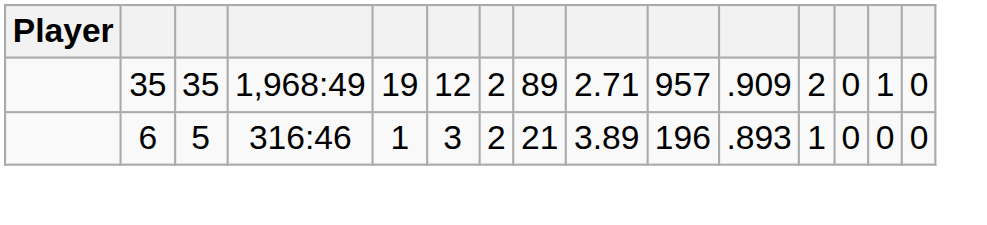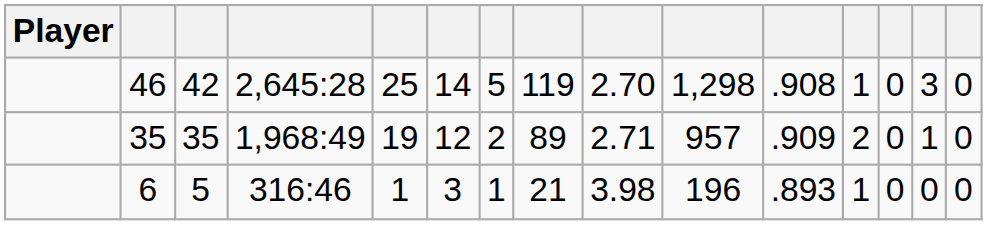+ row: (148, 84)
(496, 137) 2 -> (496, 191) 1
(607, 137) 3.89 -> (623, 191) 3.98
